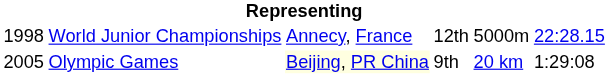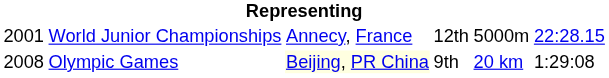(24, 36) 1998 -> (24, 36) 2001
(24, 61) 2005 -> (24, 61) 2008
